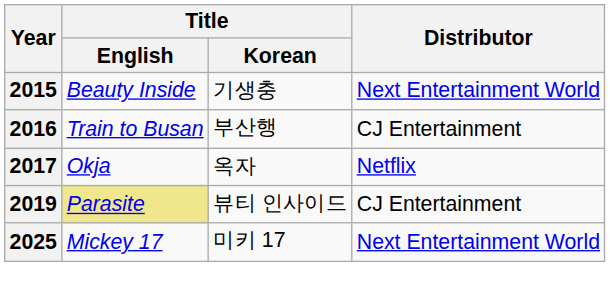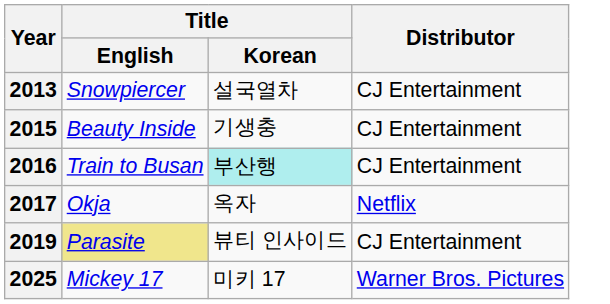+ row: (33, 90)
(478, 90) Next Entertainment World -> (439, 128) CJ Entertainment
(245, 127) no background -> (245, 165) paleturquoise background
(478, 241) Next Entertainment World -> (460, 279) Warner Bros. Pictures
